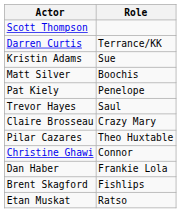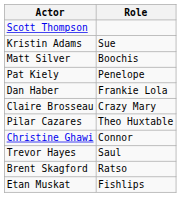- row: (44, 44)
rows swapped: (33, 169) <-> (41, 106)
(121, 185) Fishlips -> (113, 169) Ratso
(113, 200) Ratso -> (121, 185) Fishlips
